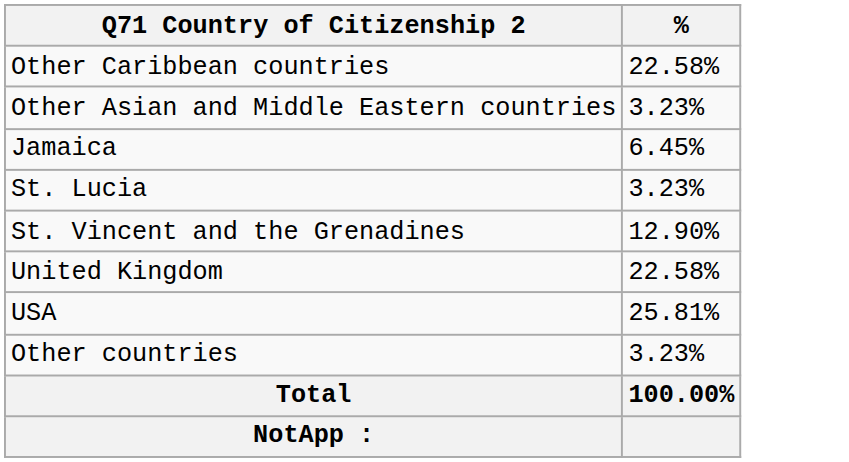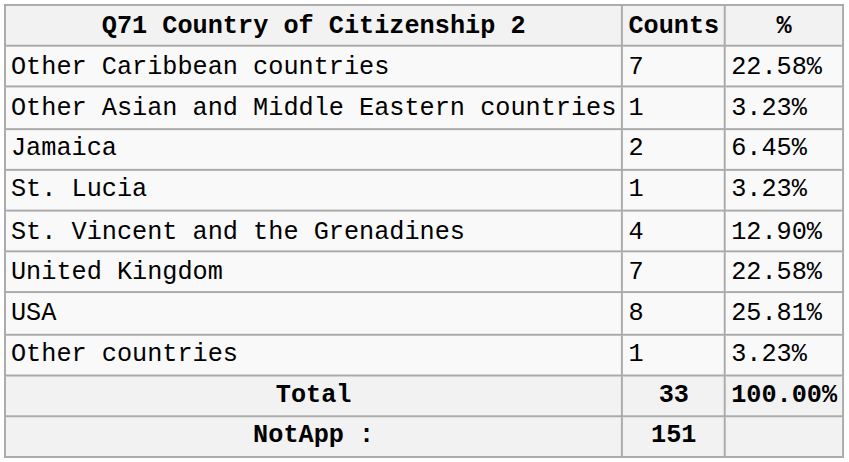+ column: (674, 26)
